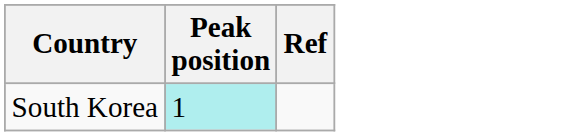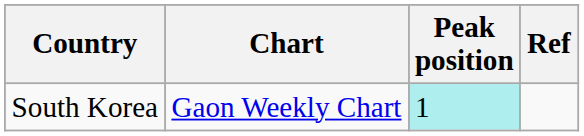+ column: (286, 43)
